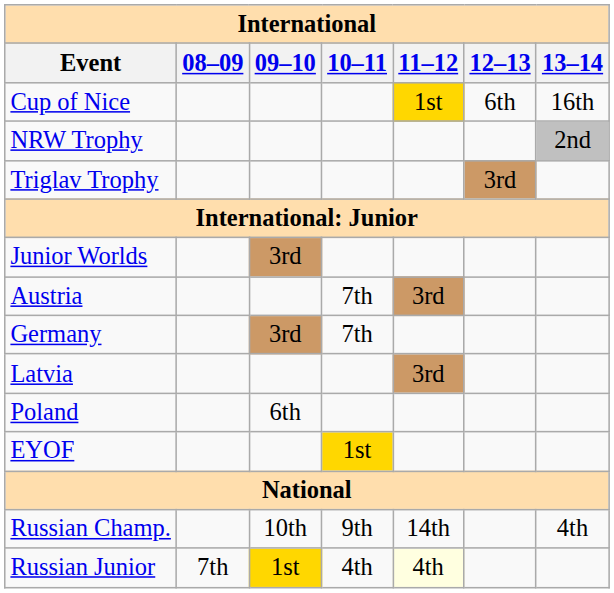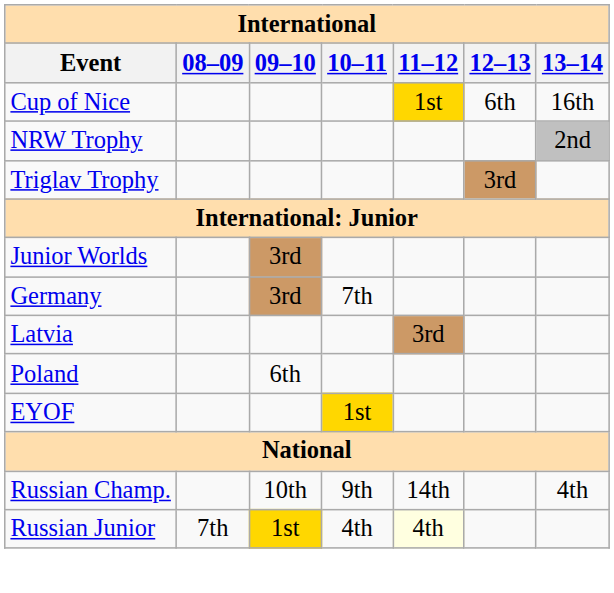- row: (46, 295)
